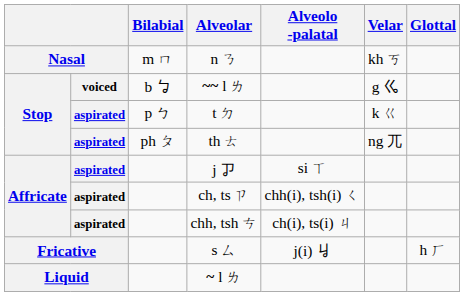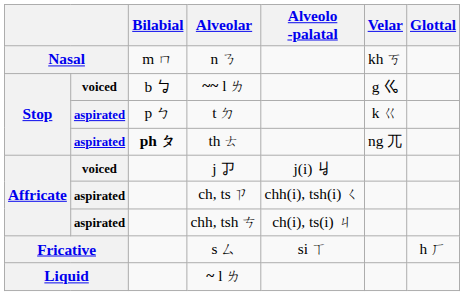(158, 140) normal -> (158, 140) bold
(100, 169) aspirated -> (100, 169) voiced
(313, 168) si ㄒ -> (313, 169) j(i) ㆢ
(313, 251) j(i) ㆢ -> (313, 248) si ㄒ
